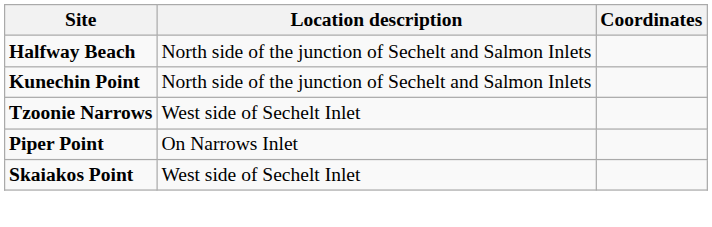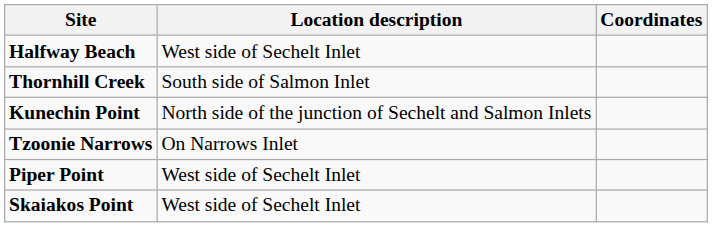(376, 50) North side of the junction of Sechelt and Salmon Inlets -> (261, 50) West side of Sechelt Inlet
+ row: (77, 81)
(261, 112) West side of Sechelt Inlet -> (230, 143) On Narrows Inlet
(230, 143) On Narrows Inlet -> (261, 174) West side of Sechelt Inlet
